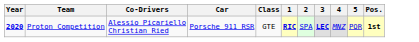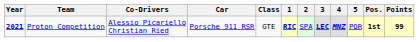+ column: (399, 10)
(15, 27) 2020 -> (15, 27) 2021
(339, 27) normal -> (339, 27) bold
